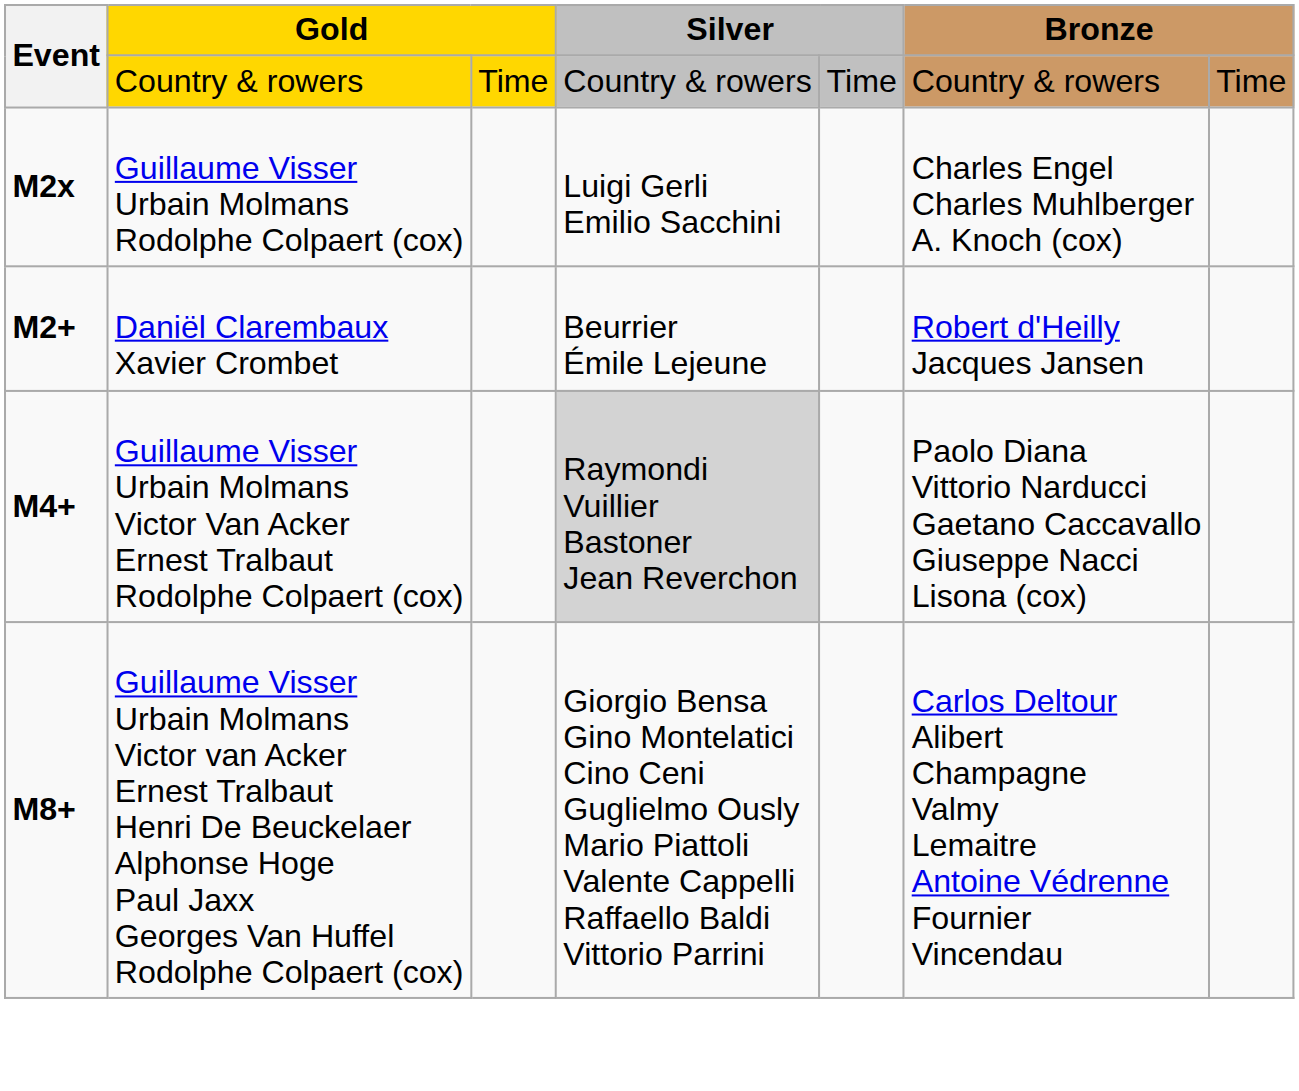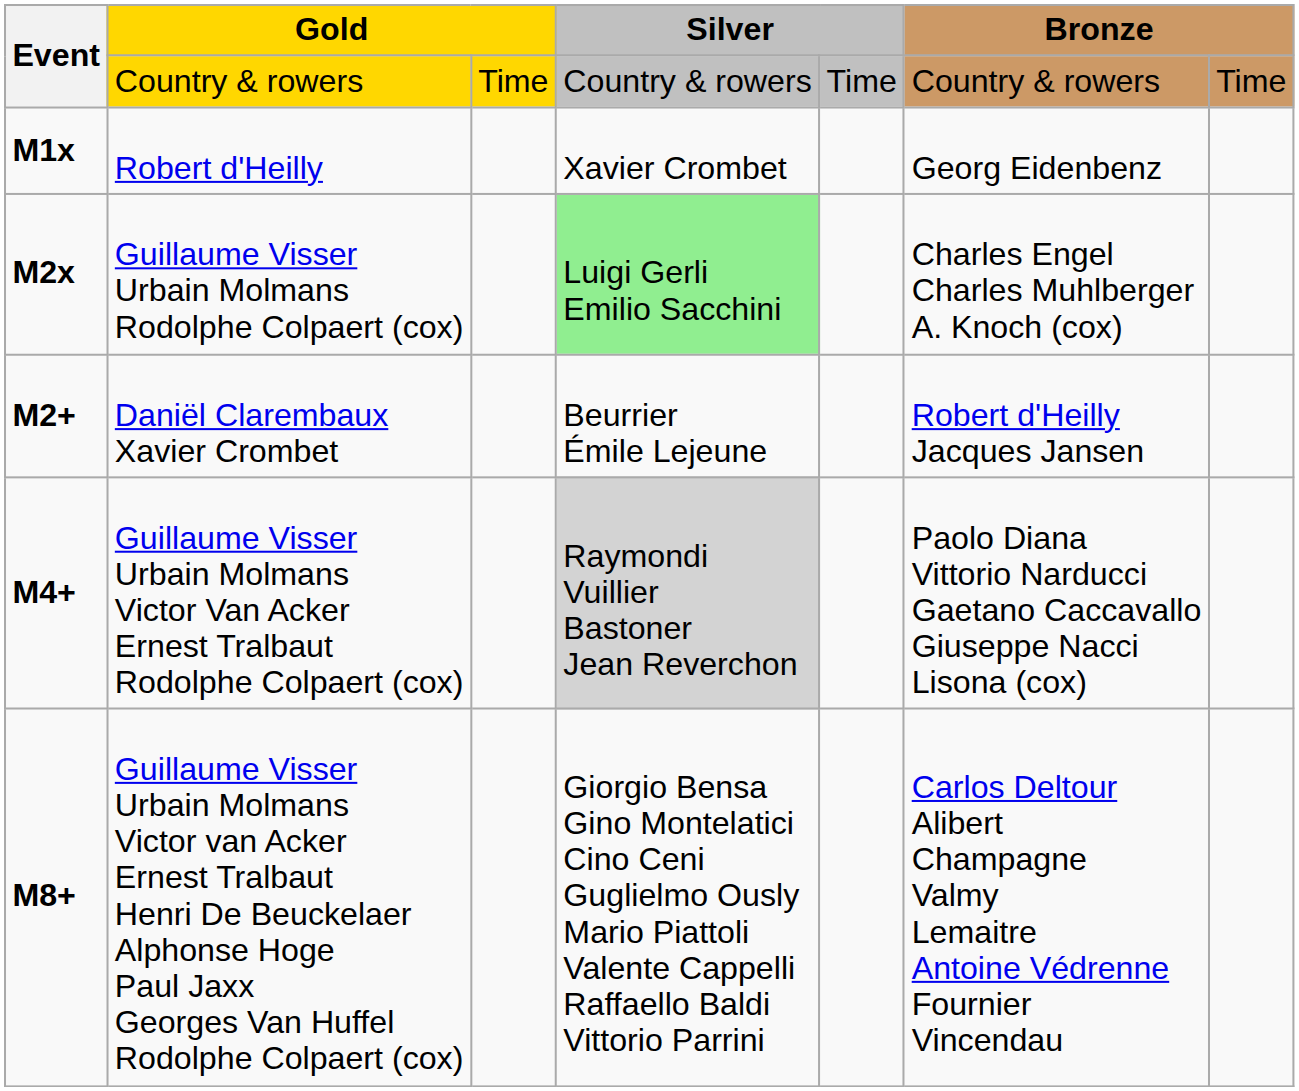+ row: (44, 150)
(672, 204) no background -> (672, 291) lightgreen background
